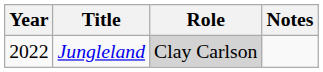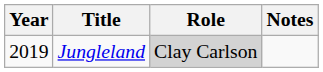(29, 51) 2022 -> (29, 51) 2019
